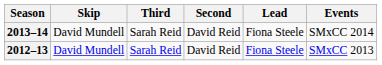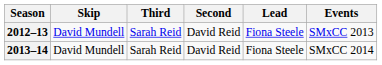rows swapped: (27, 50) <-> (27, 32)
